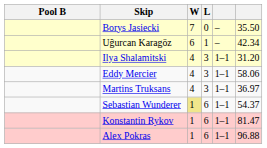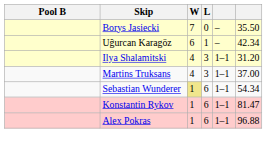- row: (130, 74)
(248, 89) 36.97 -> (248, 74) 37.00
(248, 105) 54.37 -> (248, 89) 54.34
